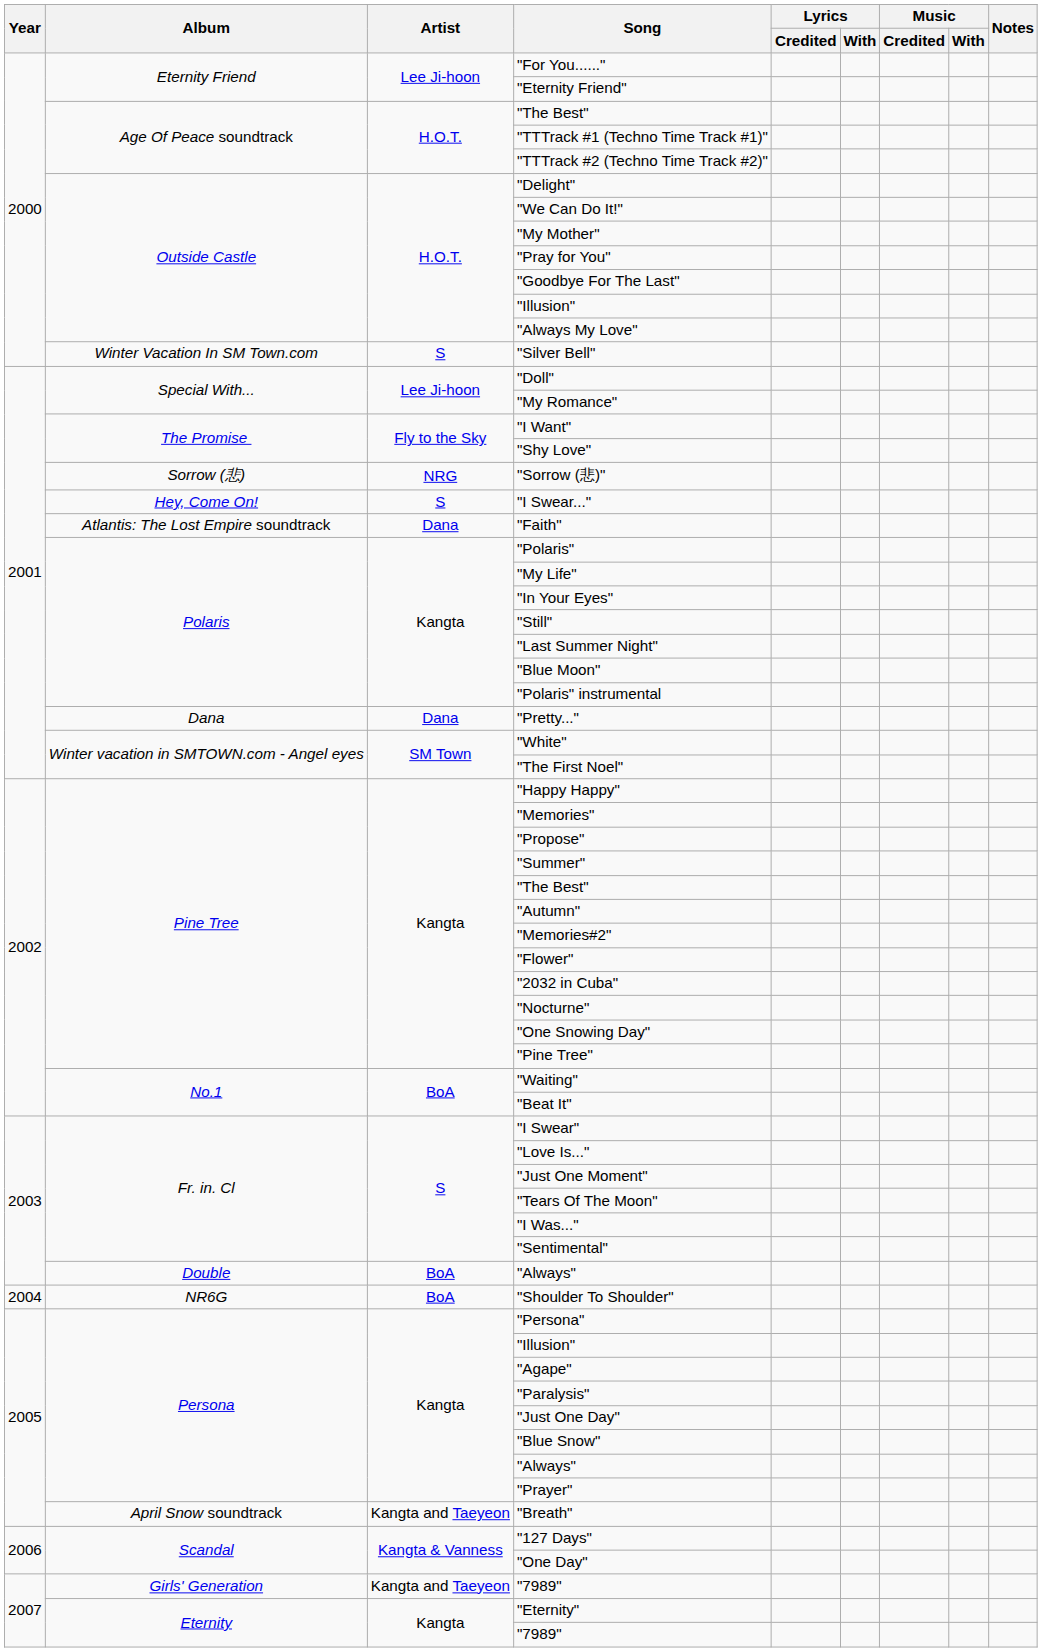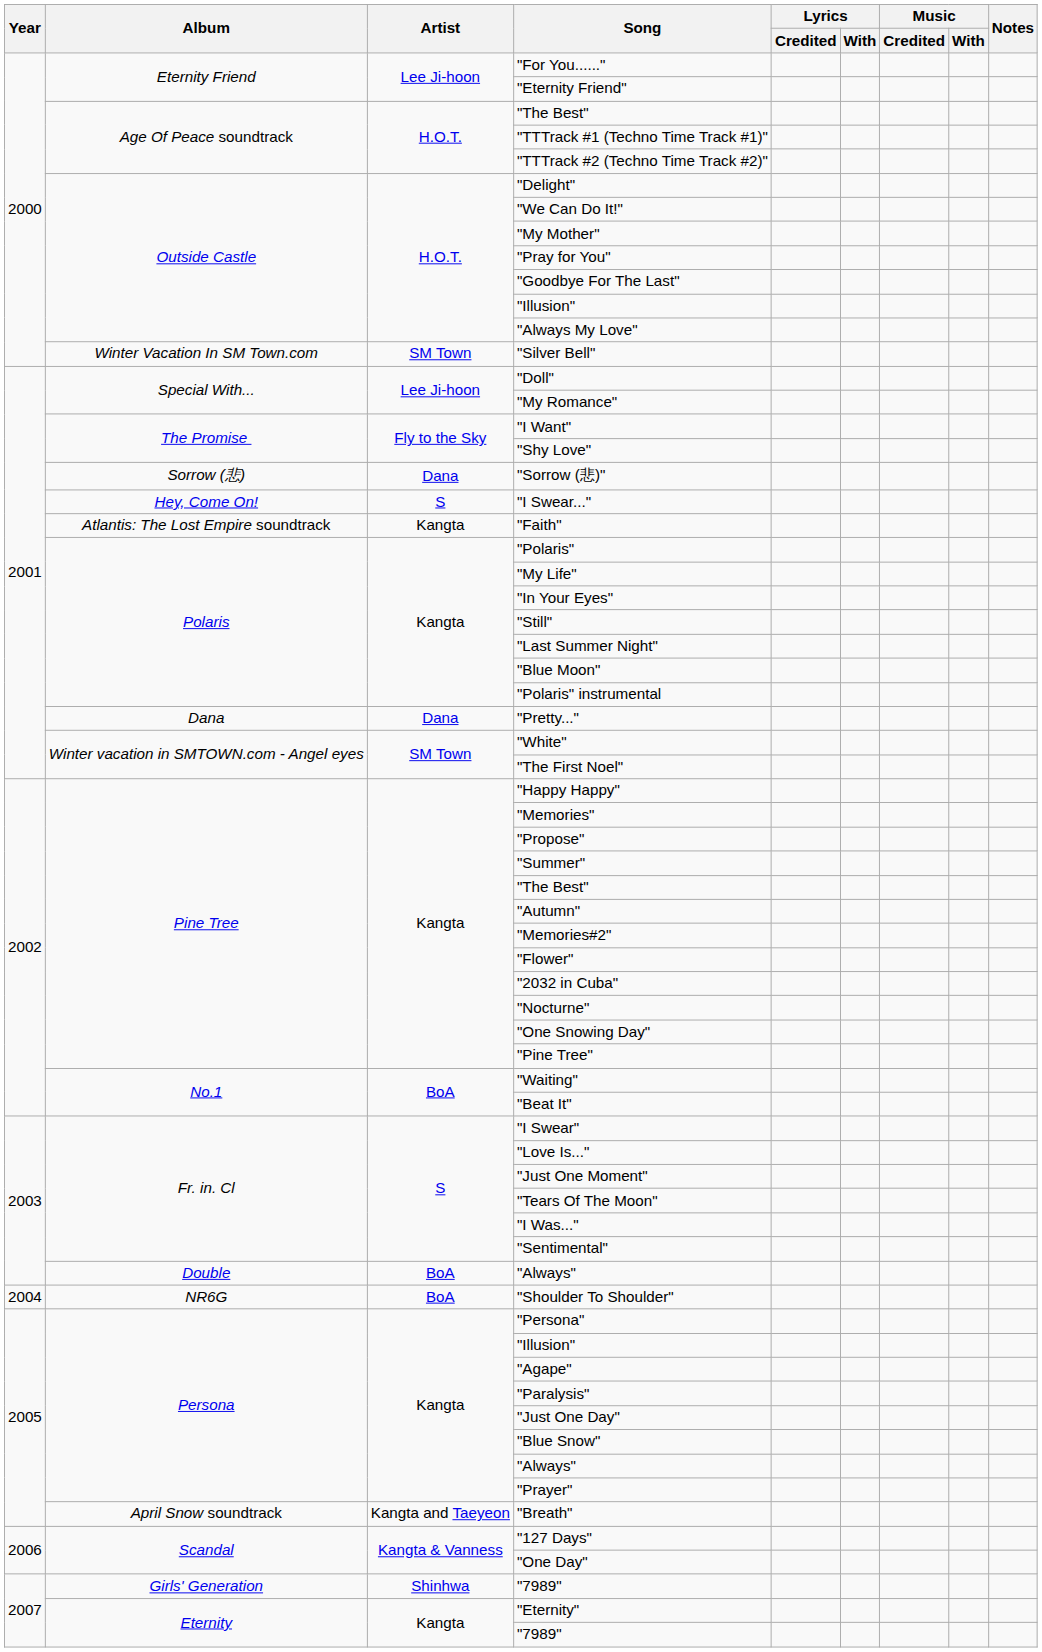(440, 354) S -> (440, 354) SM Town
(440, 475) NRG -> (440, 475) Dana
(440, 525) Dana -> (440, 525) Kangta
(440, 1586) Kangta and Taeyeon -> (440, 1586) Shinhwa
